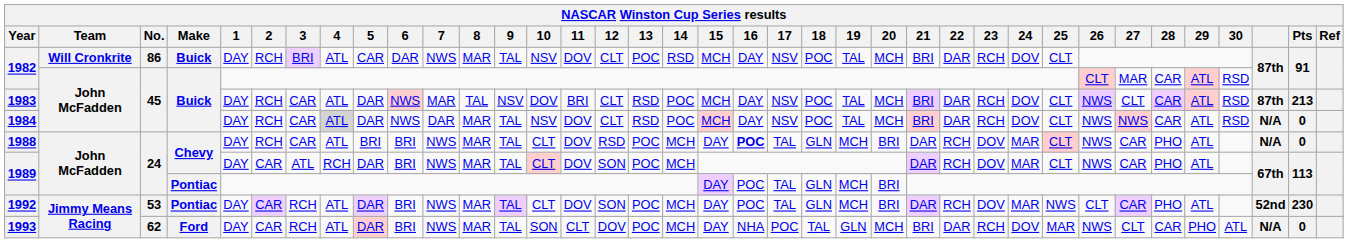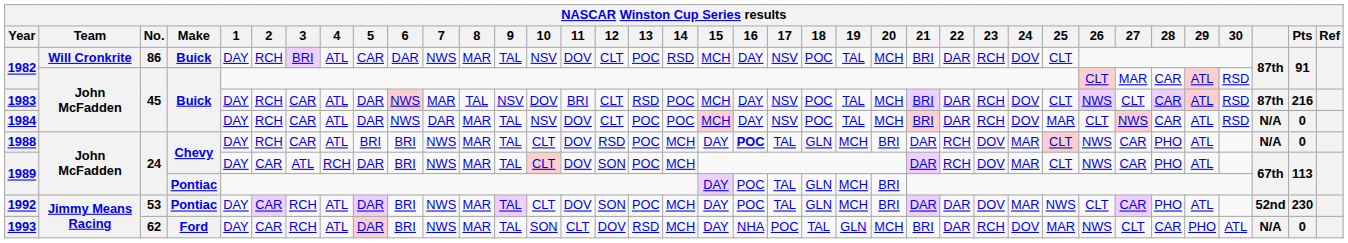(1302, 100) 213 -> (1302, 100) 216
(337, 121) lightgrey background -> (337, 121) no background
(646, 121) RSD -> (646, 121) POC
(1061, 121) CLT -> (1061, 121) MAR
(1097, 121) NWS -> (1097, 121) CLT
(957, 206) RCH -> (957, 206) DAR
(646, 227) POC -> (646, 227) RSD
